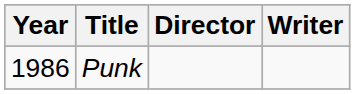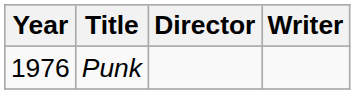(40, 67) 1986 -> (40, 67) 1976
